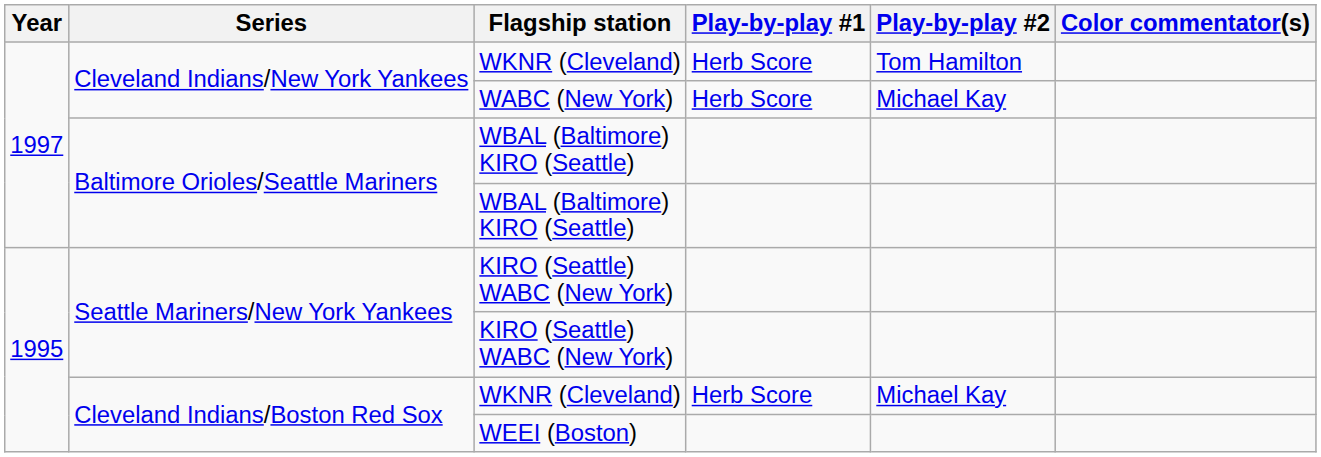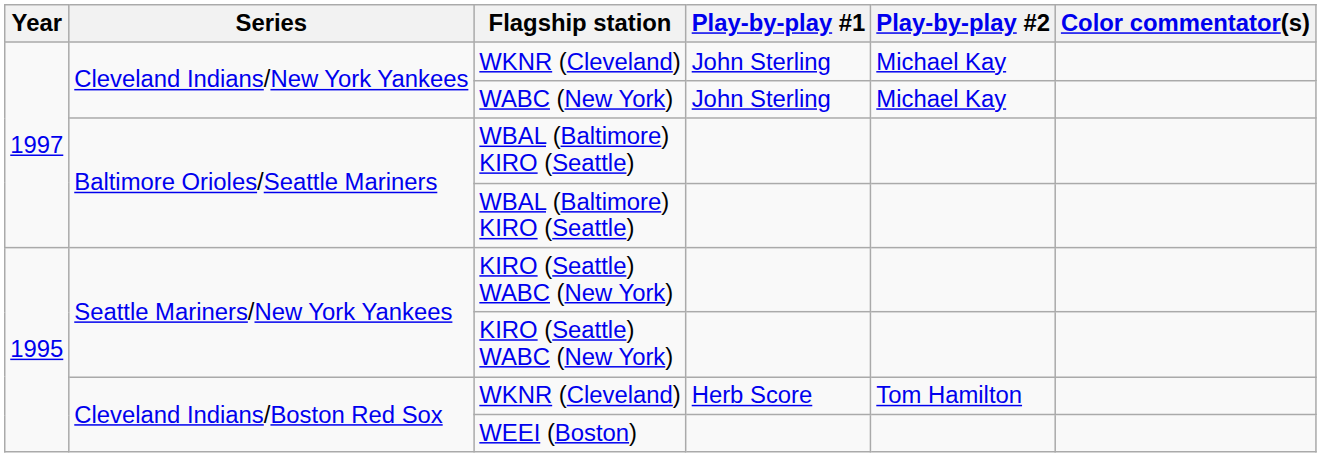(752, 61) Herb Score -> (761, 61) John Sterling
(949, 61) Tom Hamilton -> (941, 61) Michael Kay
(752, 99) Herb Score -> (761, 99) John Sterling
(941, 395) Michael Kay -> (949, 395) Tom Hamilton
